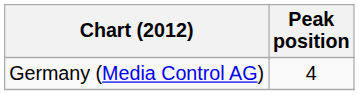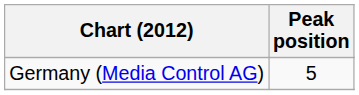(311, 73) 4 -> (311, 73) 5
